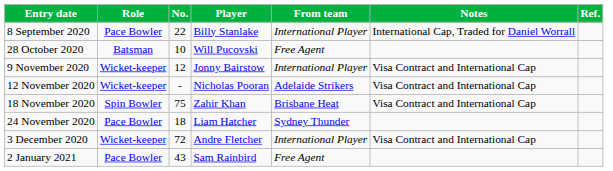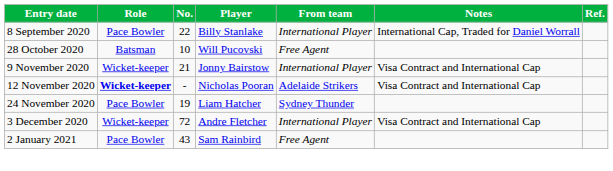(180, 67) 12 -> (185, 67) 21
(133, 85) normal -> (135, 85) bold
- row: (51, 103)
(180, 121) 18 -> (185, 103) 19
